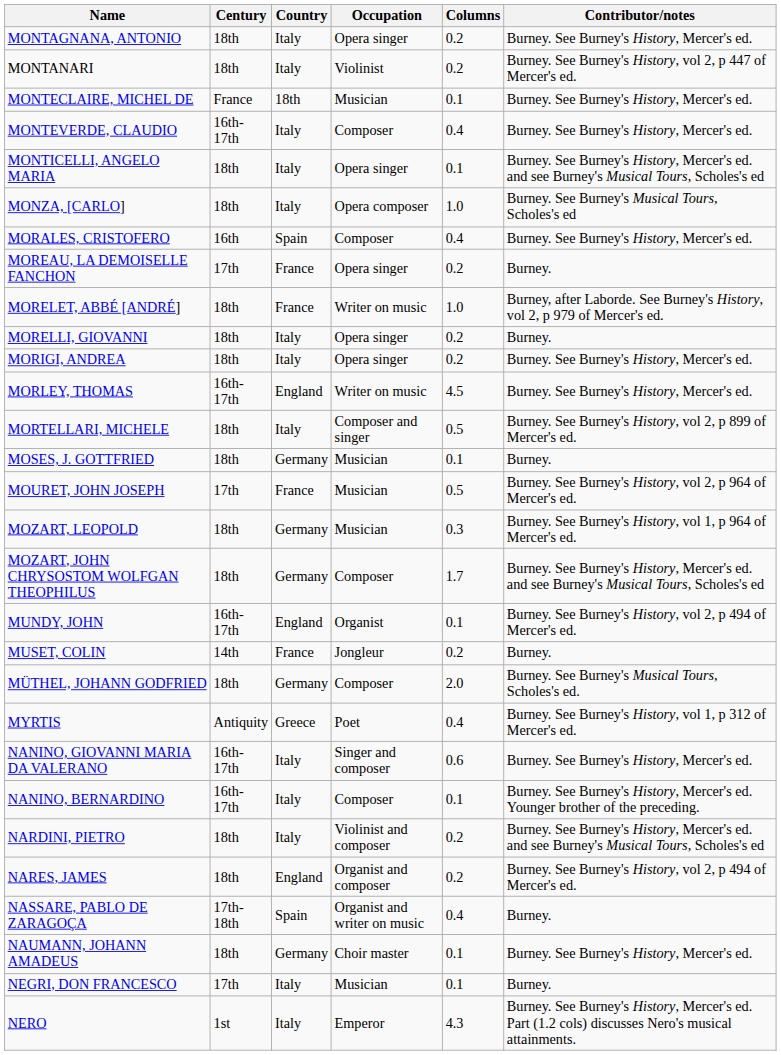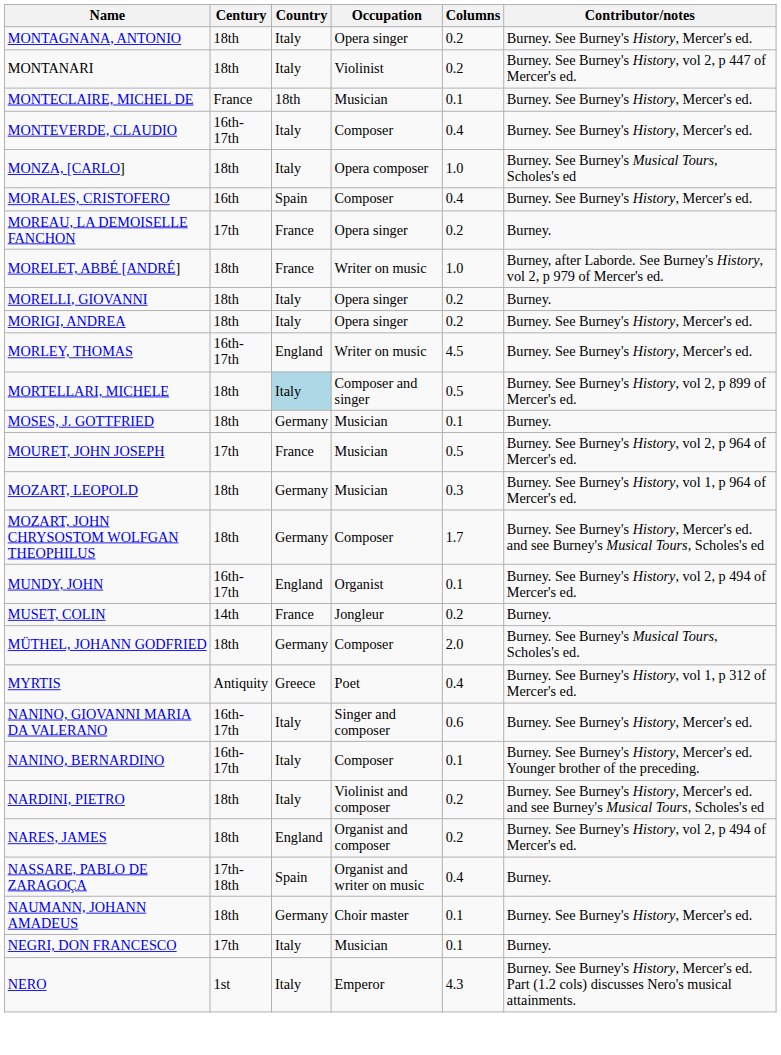- row: (84, 168)
(288, 429) no background -> (288, 390) lightblue background
